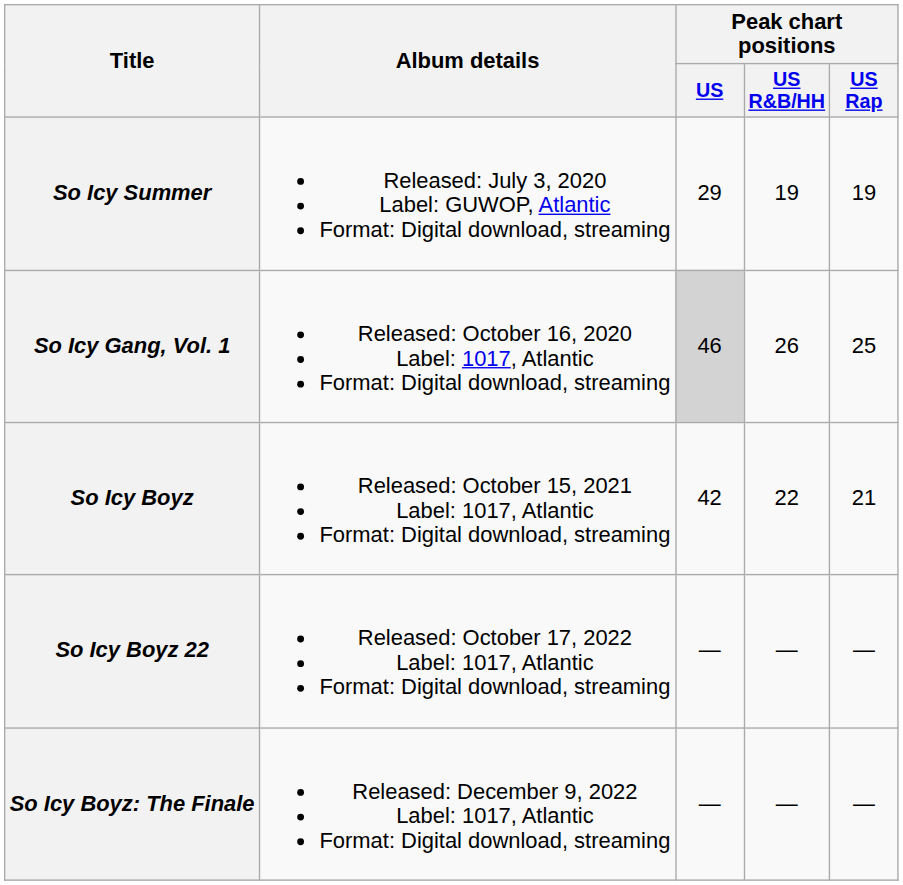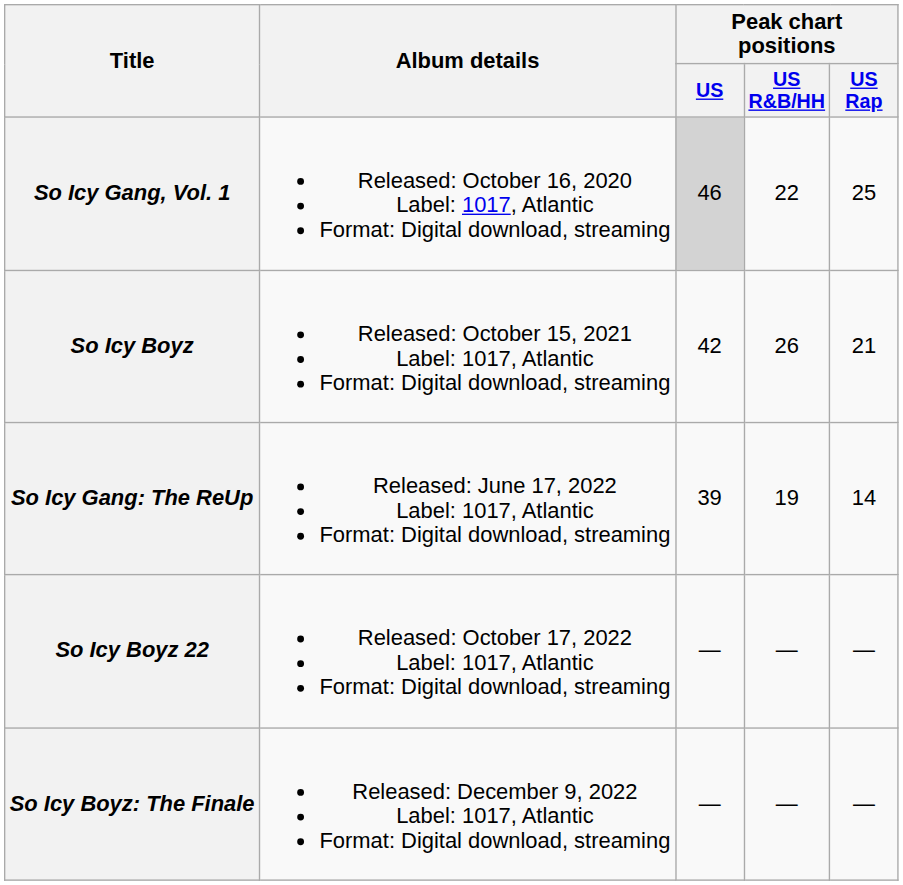- row: (132, 193)
(787, 345) 26 -> (787, 193) 22
(787, 498) 22 -> (787, 345) 26
+ row: (132, 498)
